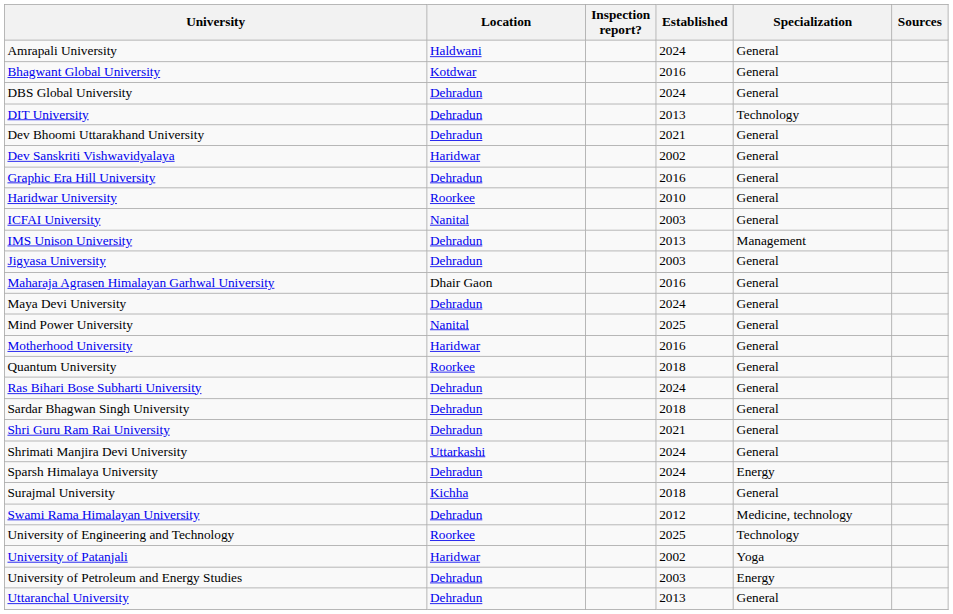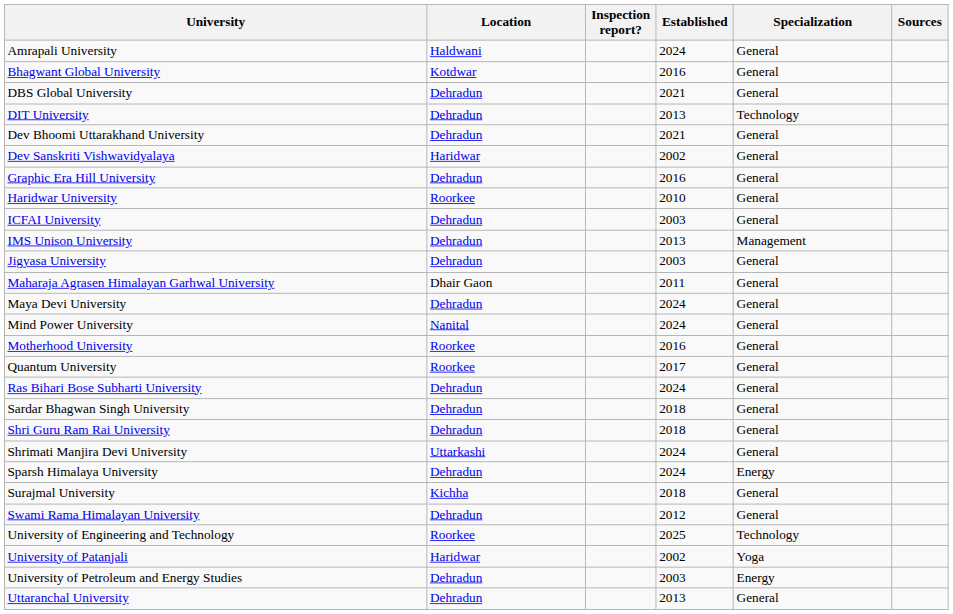(672, 93) 2024 -> (672, 93) 2021
(449, 219) Nanital -> (456, 219) Dehradun
(672, 282) 2016 -> (672, 282) 2011
(672, 324) 2025 -> (672, 324) 2024
(455, 345) Haridwar -> (452, 345) Roorkee
(672, 366) 2018 -> (672, 366) 2017
(672, 430) 2021 -> (672, 430) 2018
(795, 514) Medicine, technology -> (758, 514) General
